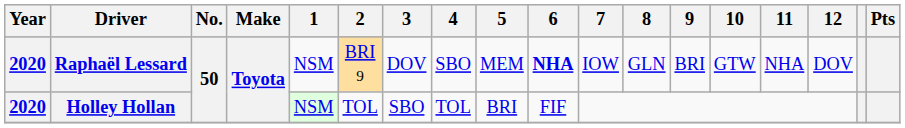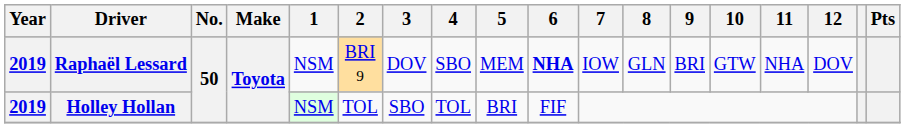(28, 63) 2020 -> (28, 63) 2019
(28, 106) 2020 -> (28, 106) 2019
